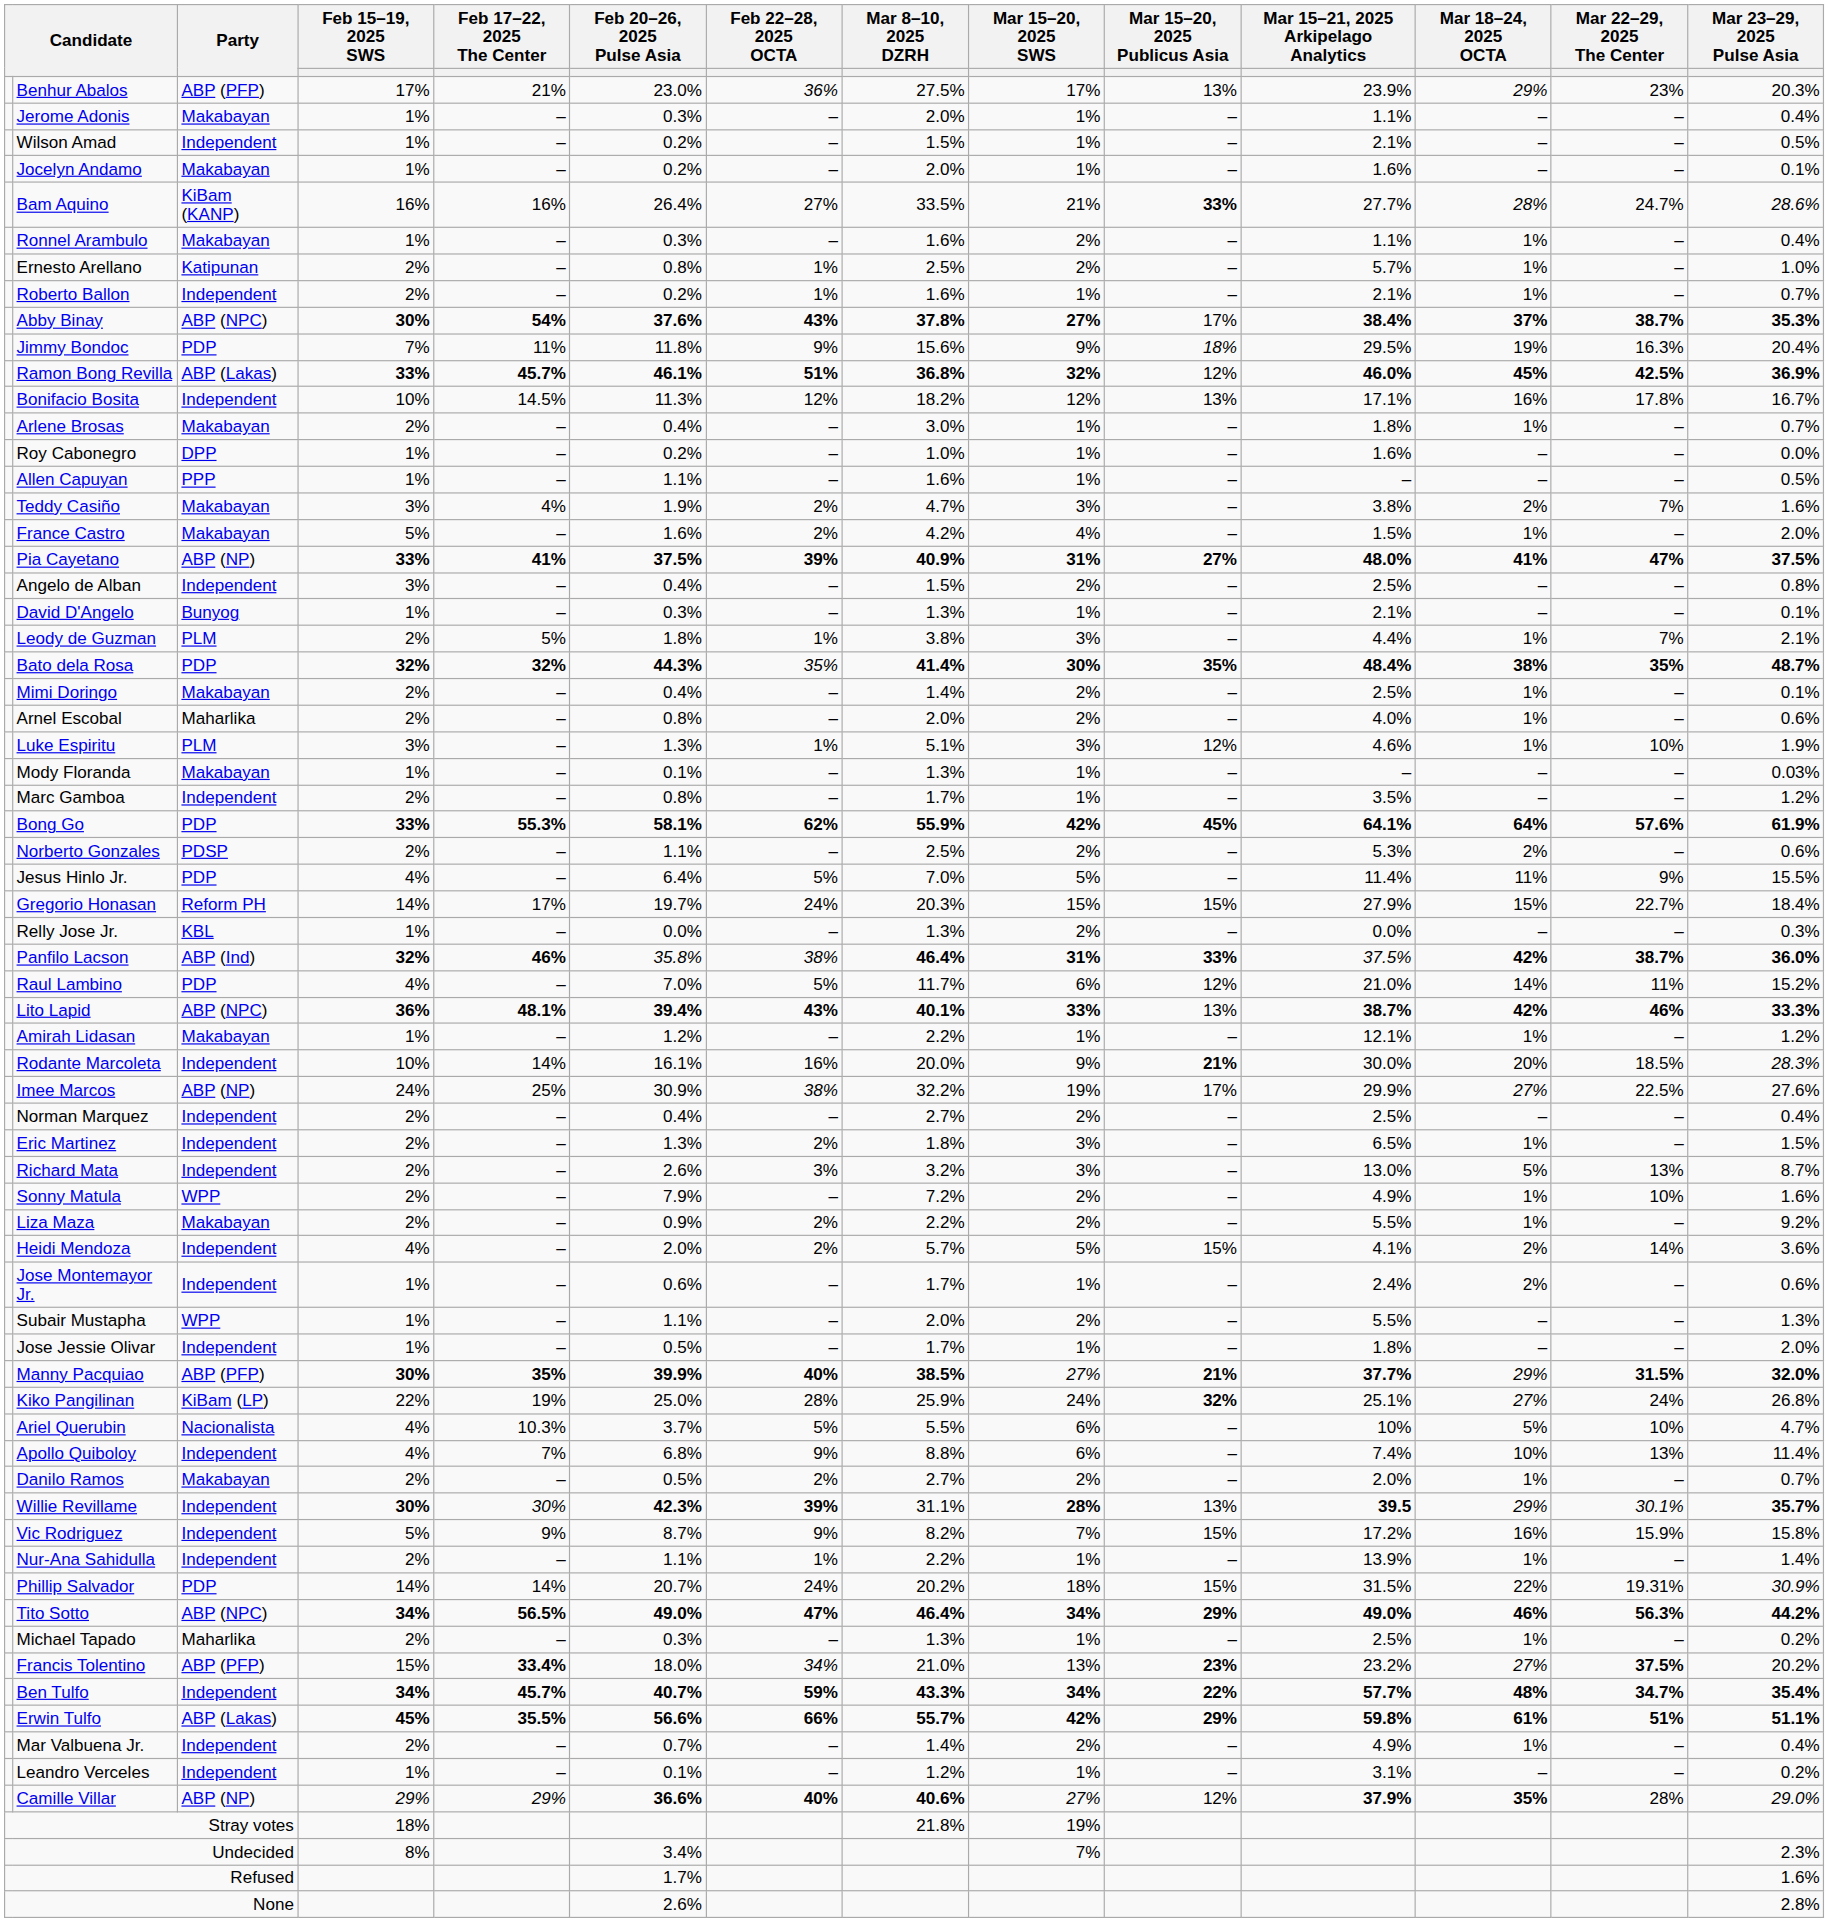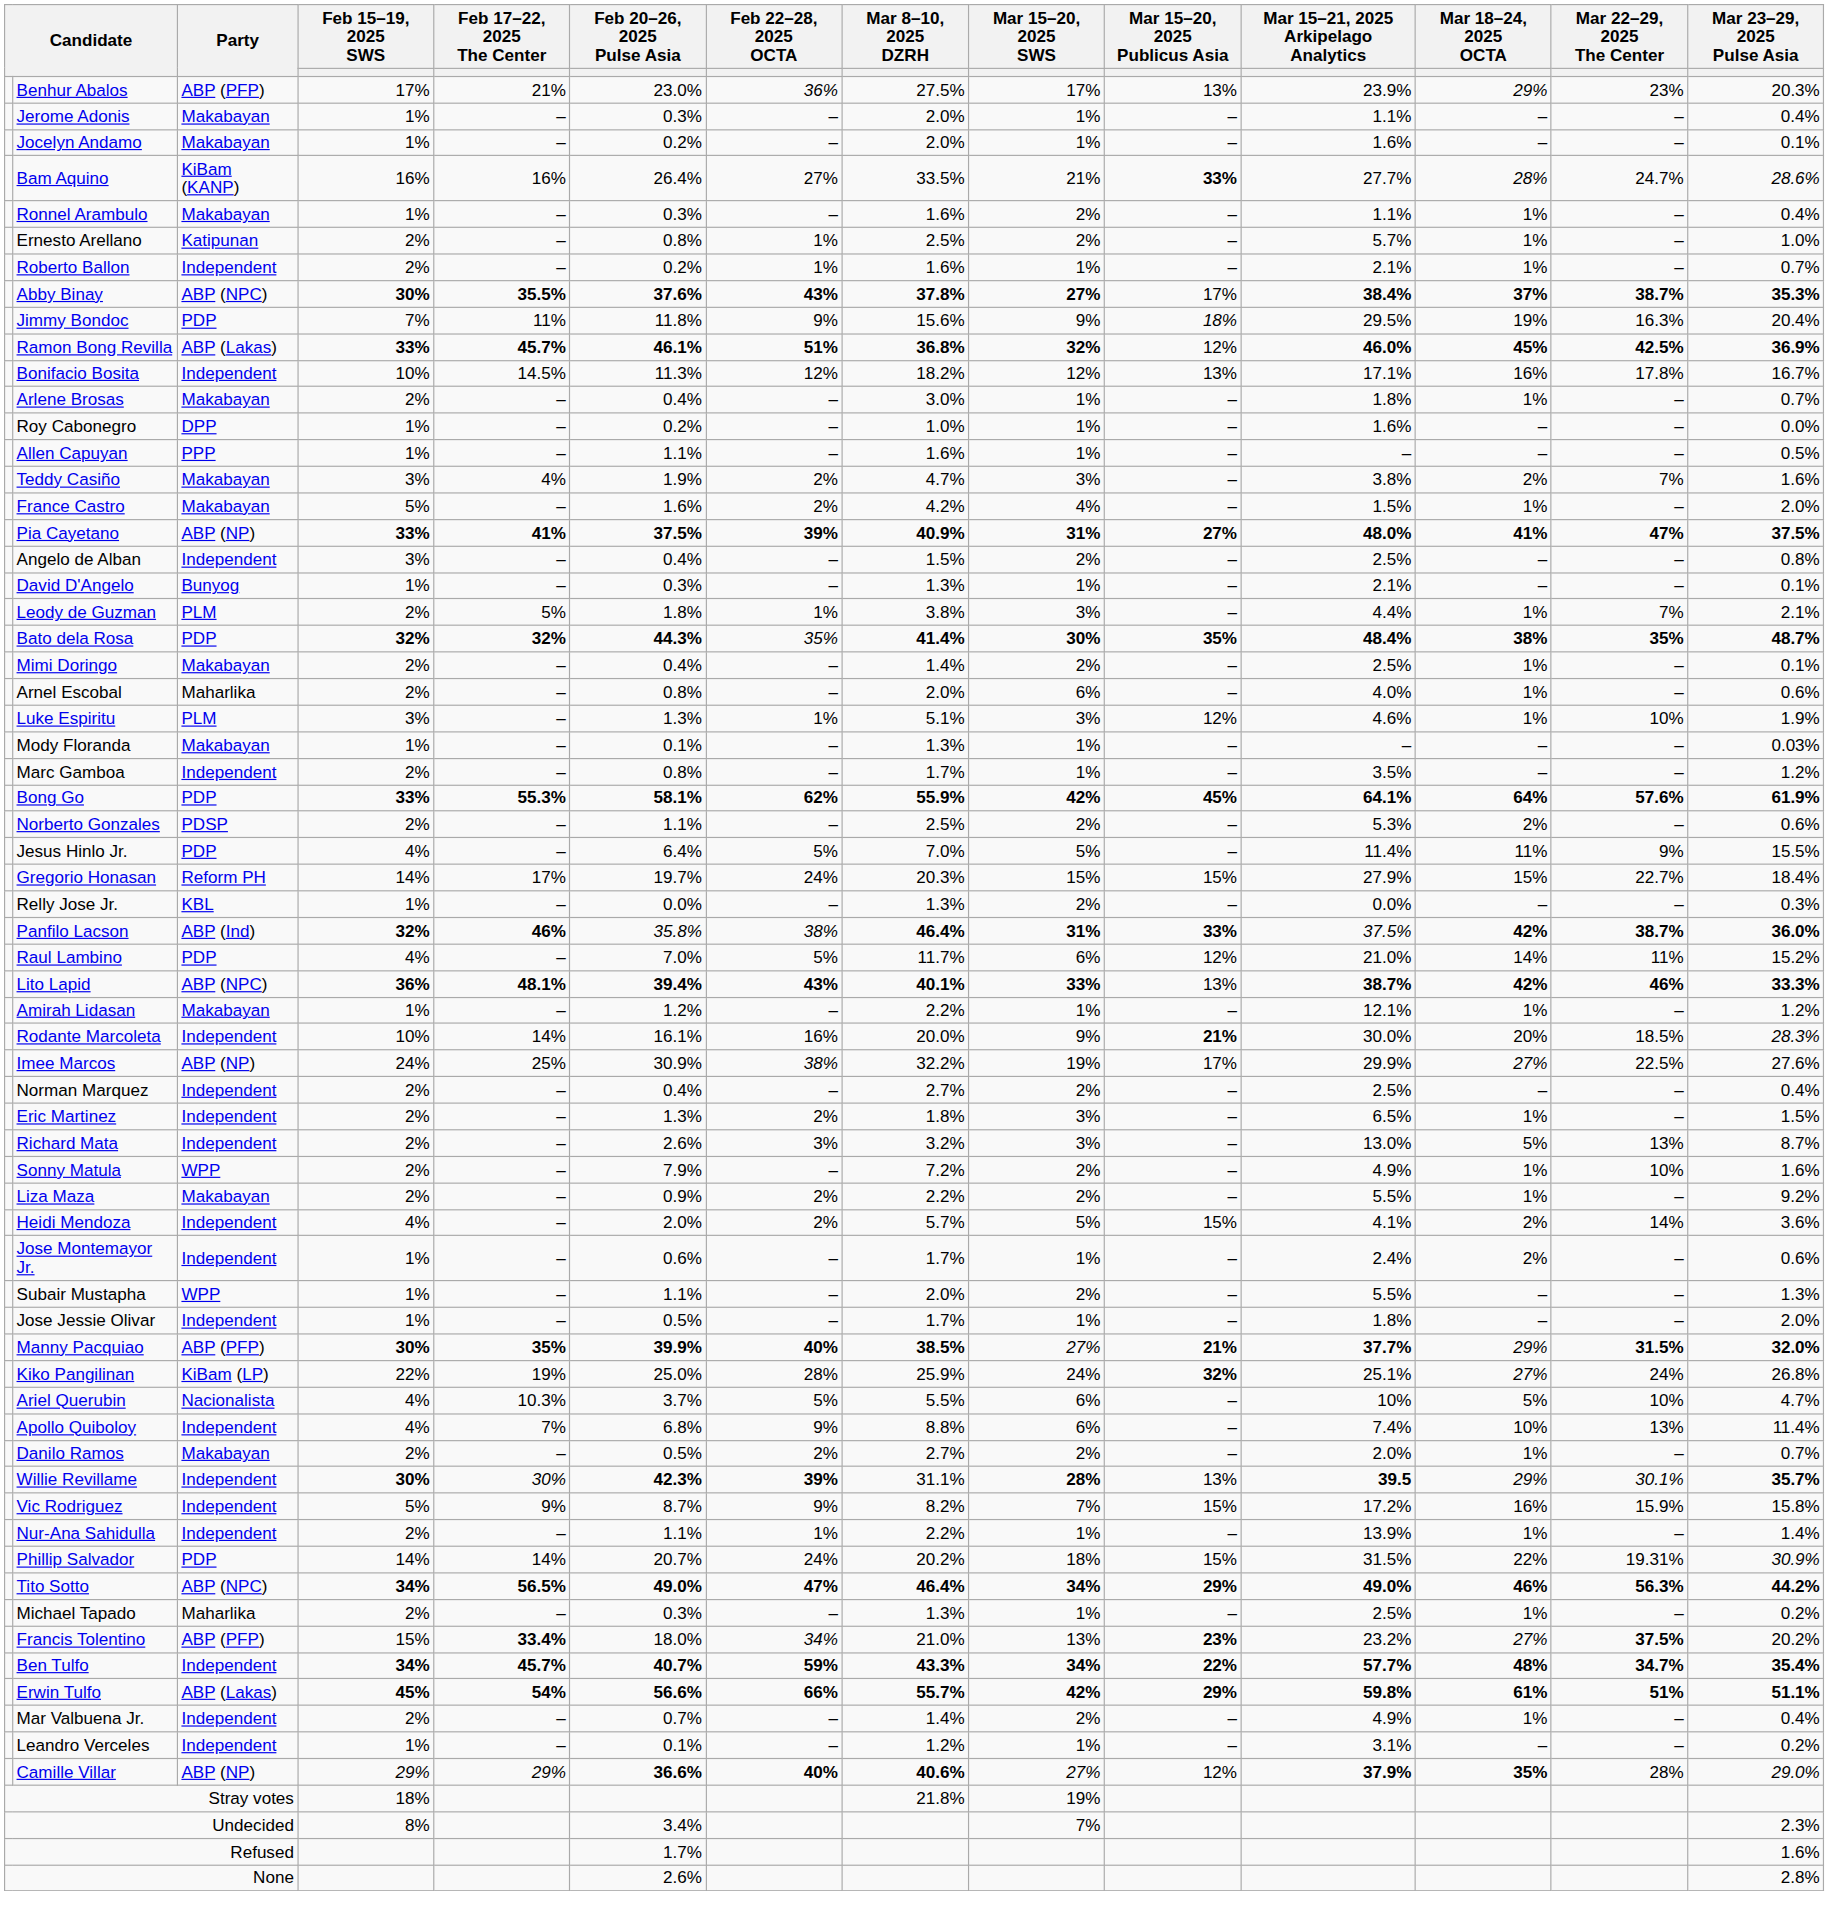- row: (66, 142)
(549, 320) 54% -> (542, 294) 35.5%
(1088, 718) 2% -> (1088, 692) 6%
(542, 1718) 35.5% -> (549, 1692) 54%
